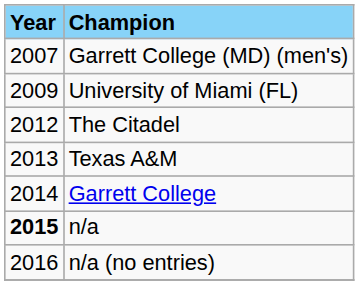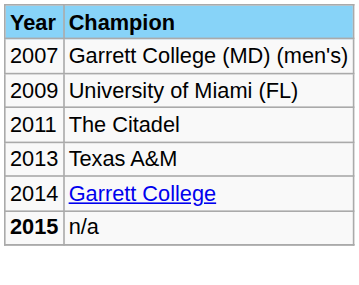(34, 124) 2012 -> (33, 124) 2011
- row: (142, 262)
